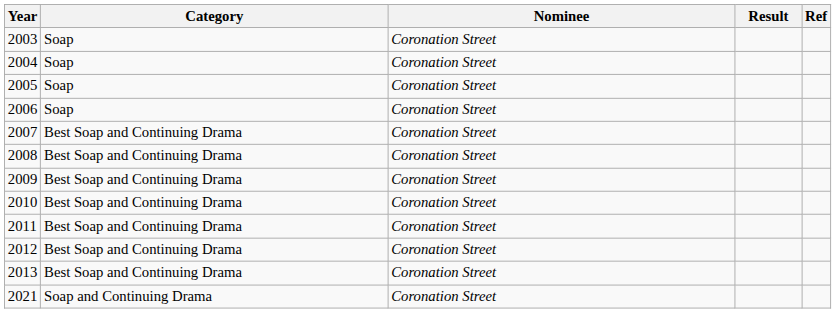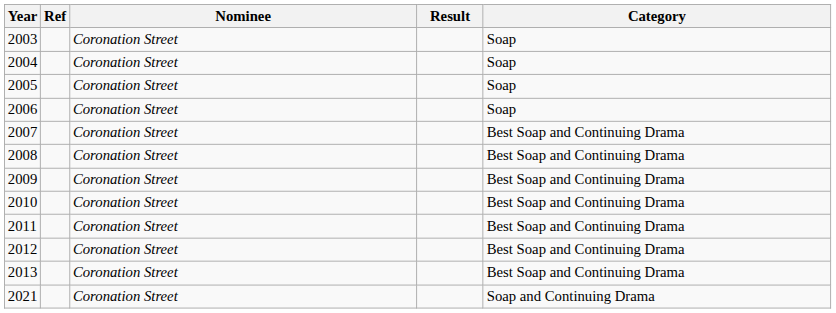columns swapped: (214, 16) <-> (816, 16)
